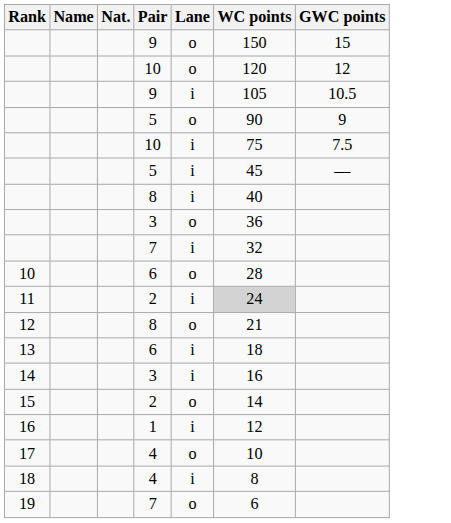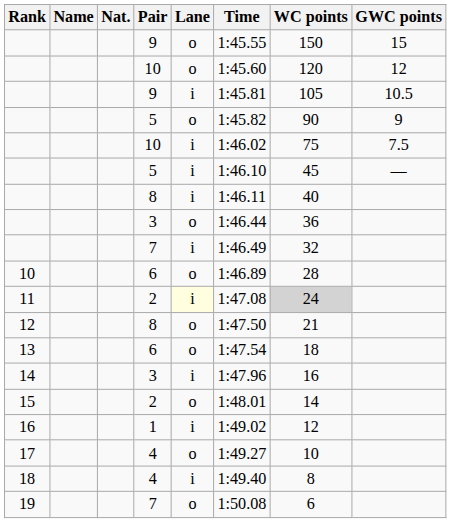+ column: (242, 17)
(192, 299) no background -> (192, 299) lightyellow background
(192, 350) i -> (192, 350) o
